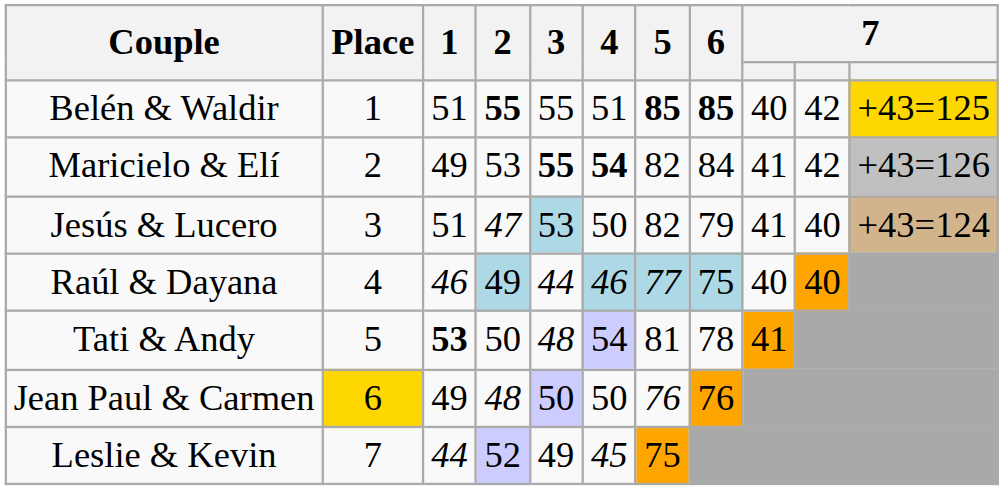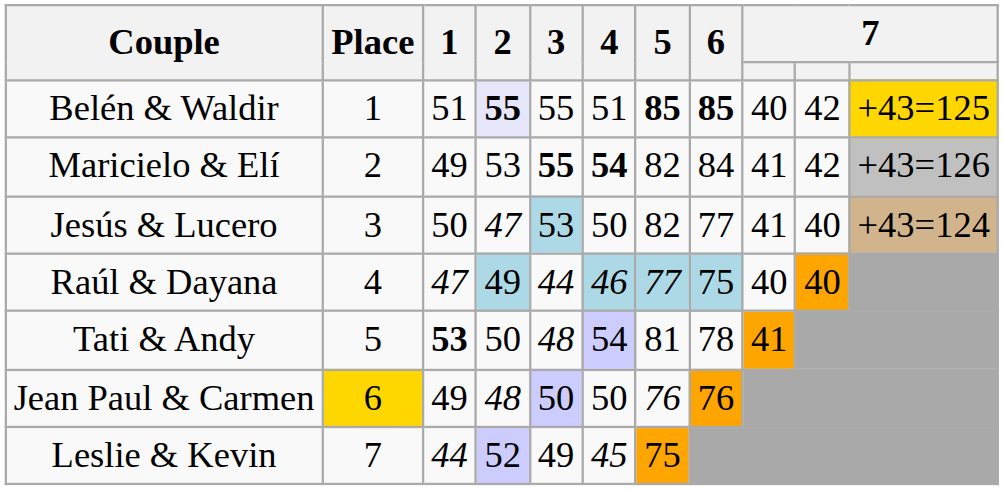(503, 108) no background -> (503, 108) lavender background
(449, 223) 51 -> (449, 223) 50
(716, 223) 79 -> (716, 223) 77
(449, 281) 46 -> (449, 281) 47
